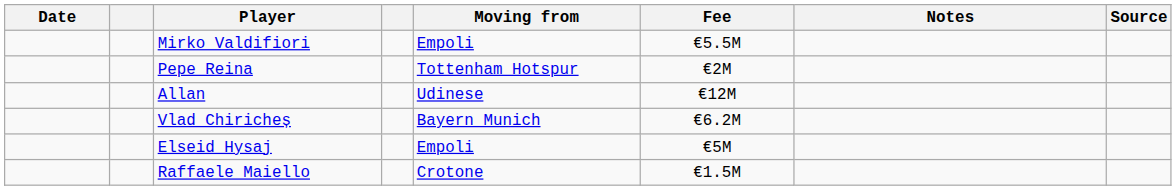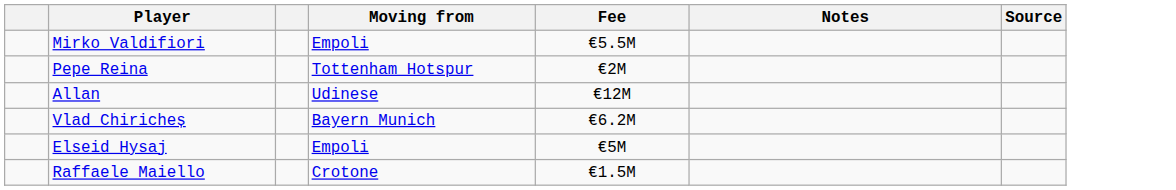- column: (57, 18)
